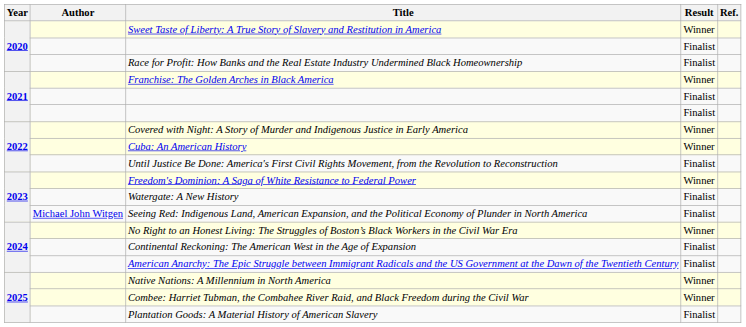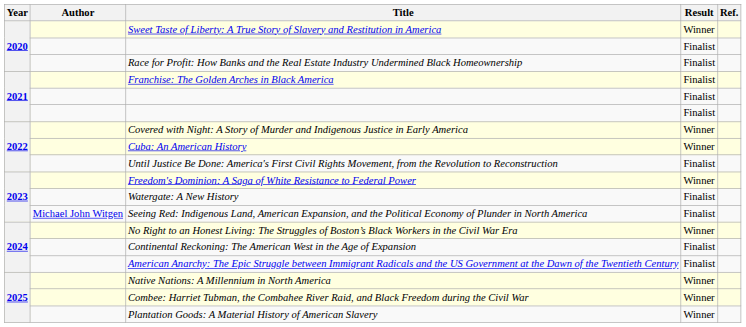(699, 79) Winner -> (699, 79) Finalist
(699, 314) Finalist -> (699, 314) Winner
